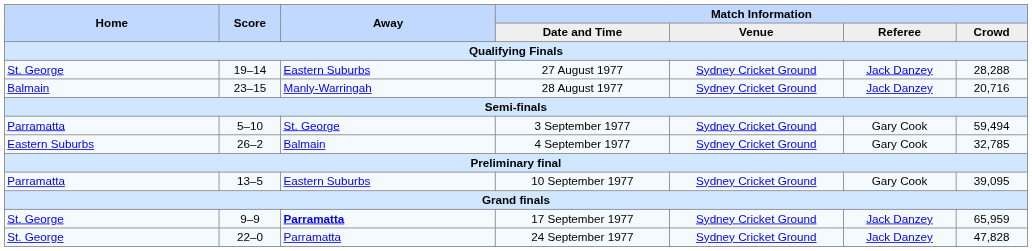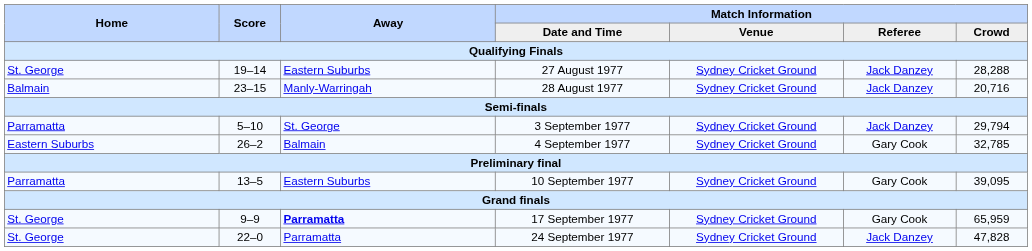(900, 126) Gary Cook -> (900, 126) Jack Danzey
(992, 126) 59,494 -> (992, 126) 29,794
(900, 219) Jack Danzey -> (900, 219) Gary Cook
